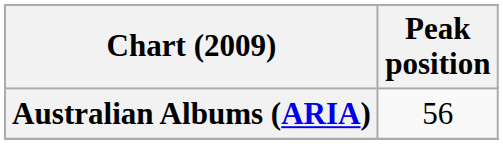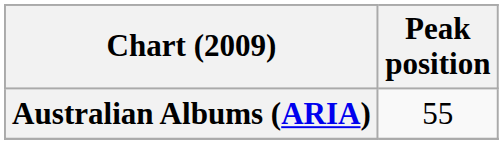(438, 113) 56 -> (438, 113) 55
